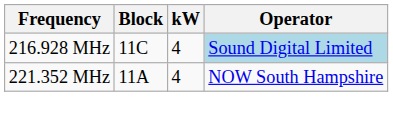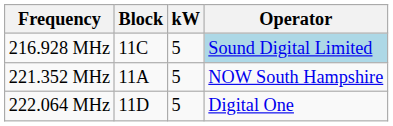(176, 47) 4 -> (176, 47) 5
(176, 76) 4 -> (176, 76) 5
+ row: (59, 105)
